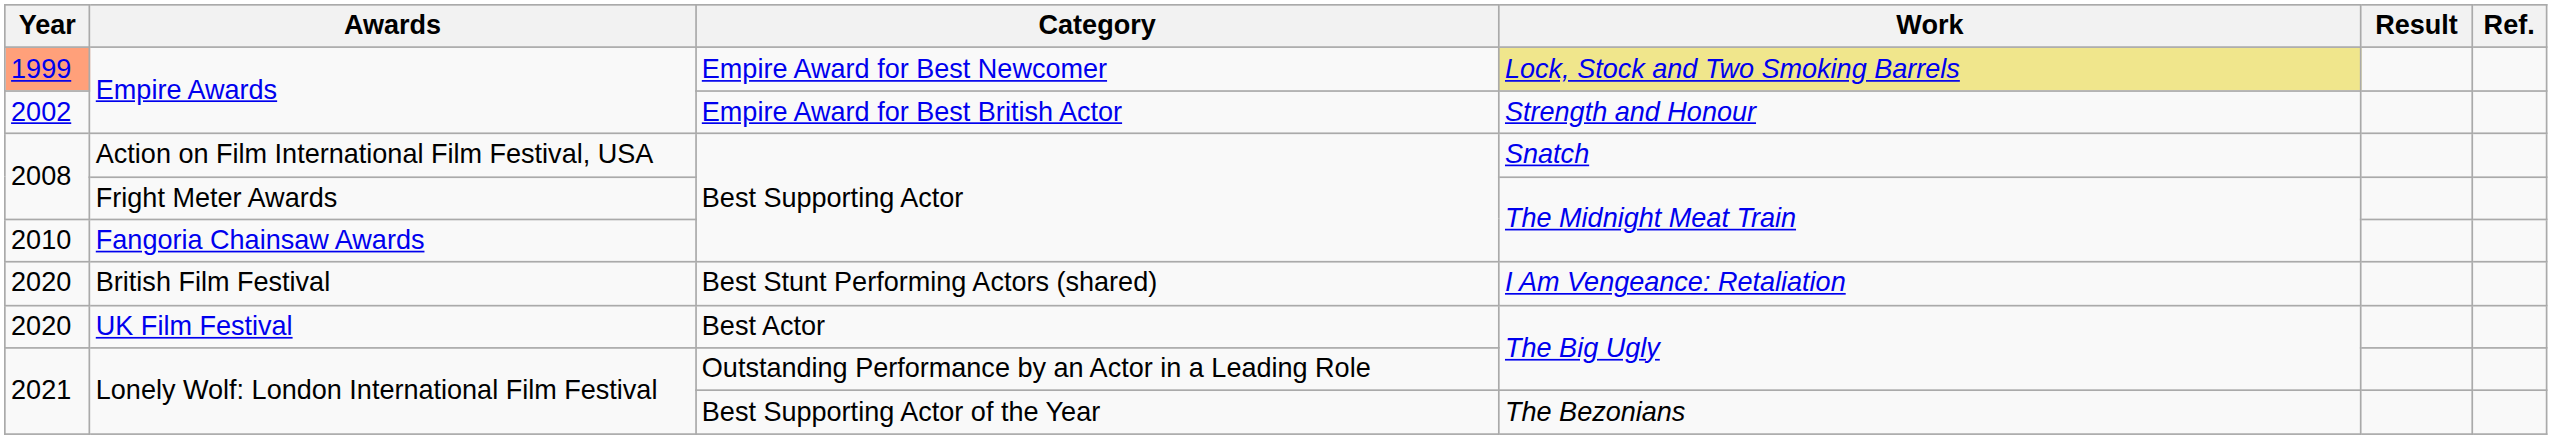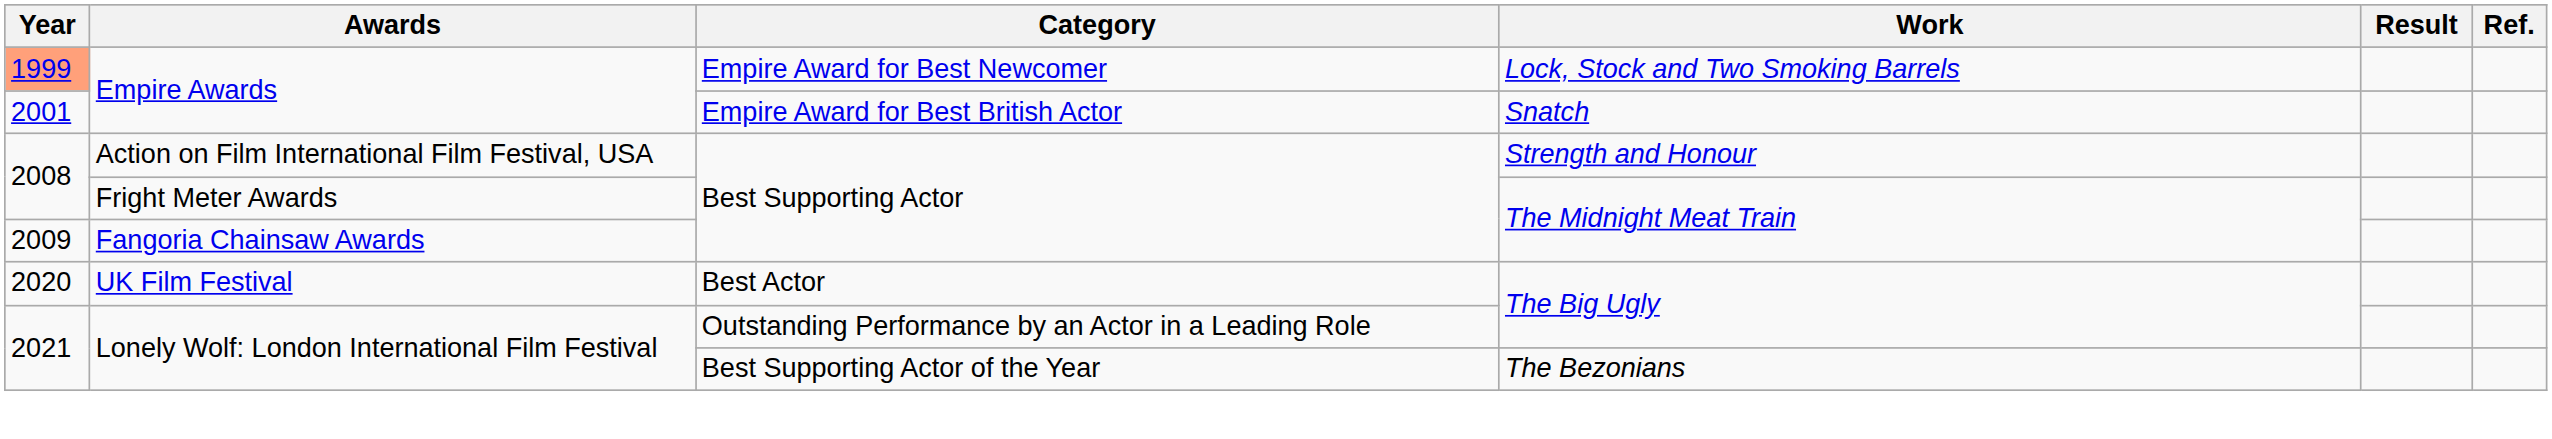(1732, 68) khaki background -> (1732, 68) no background
(41, 111) 2002 -> (41, 111) 2001
(1631, 111) Strength and Honour -> (1547, 111) Snatch
(1547, 154) Snatch -> (1631, 154) Strength and Honour
(41, 240) 2010 -> (41, 240) 2009
- row: (213, 283)
